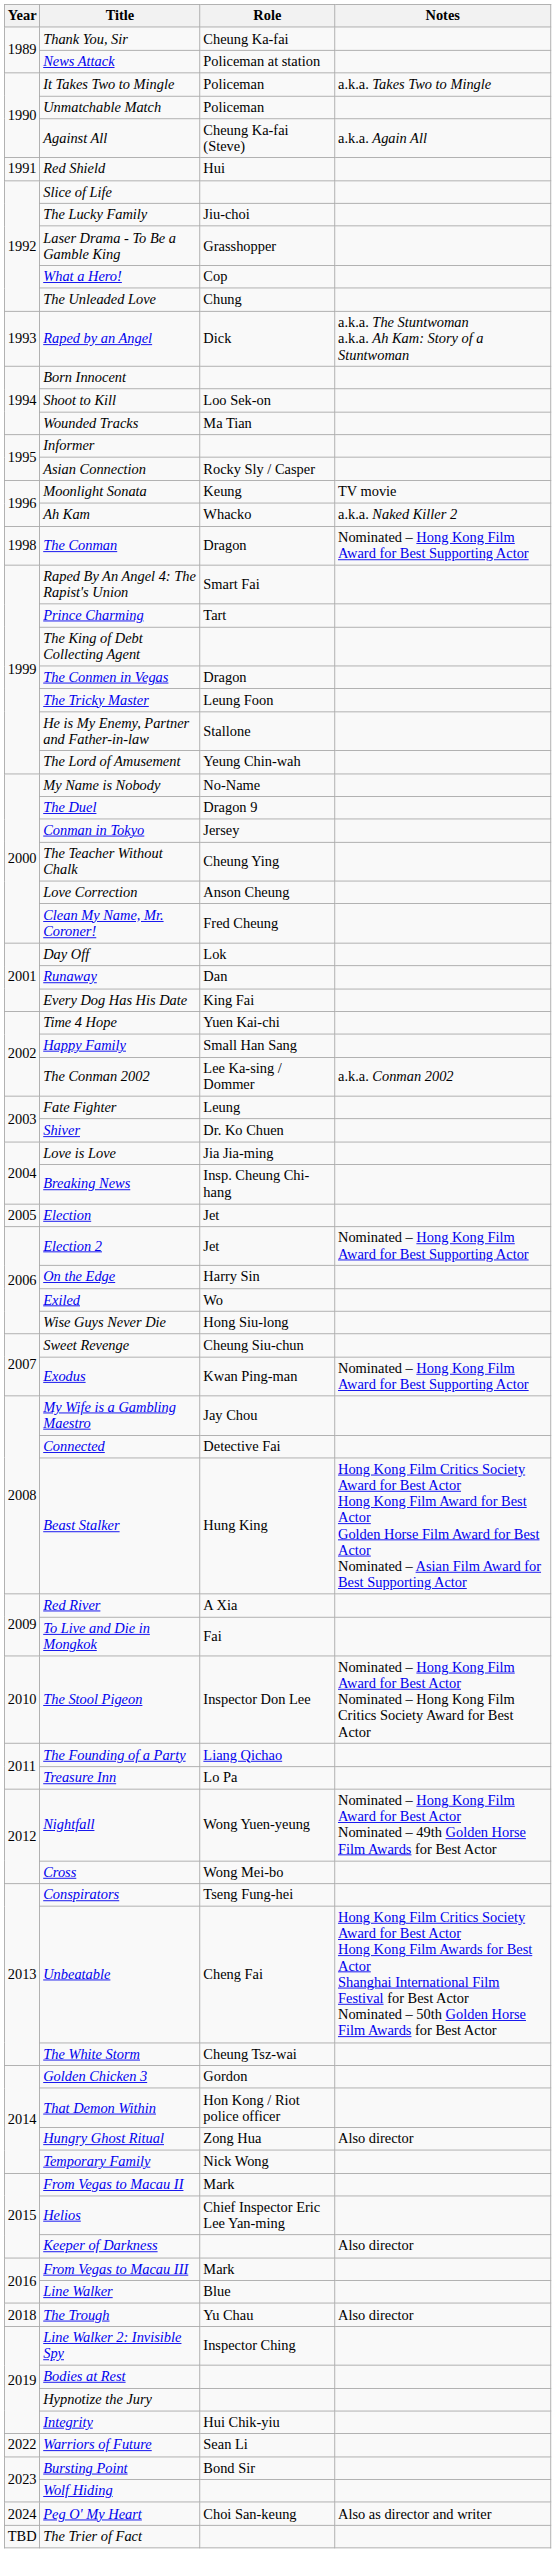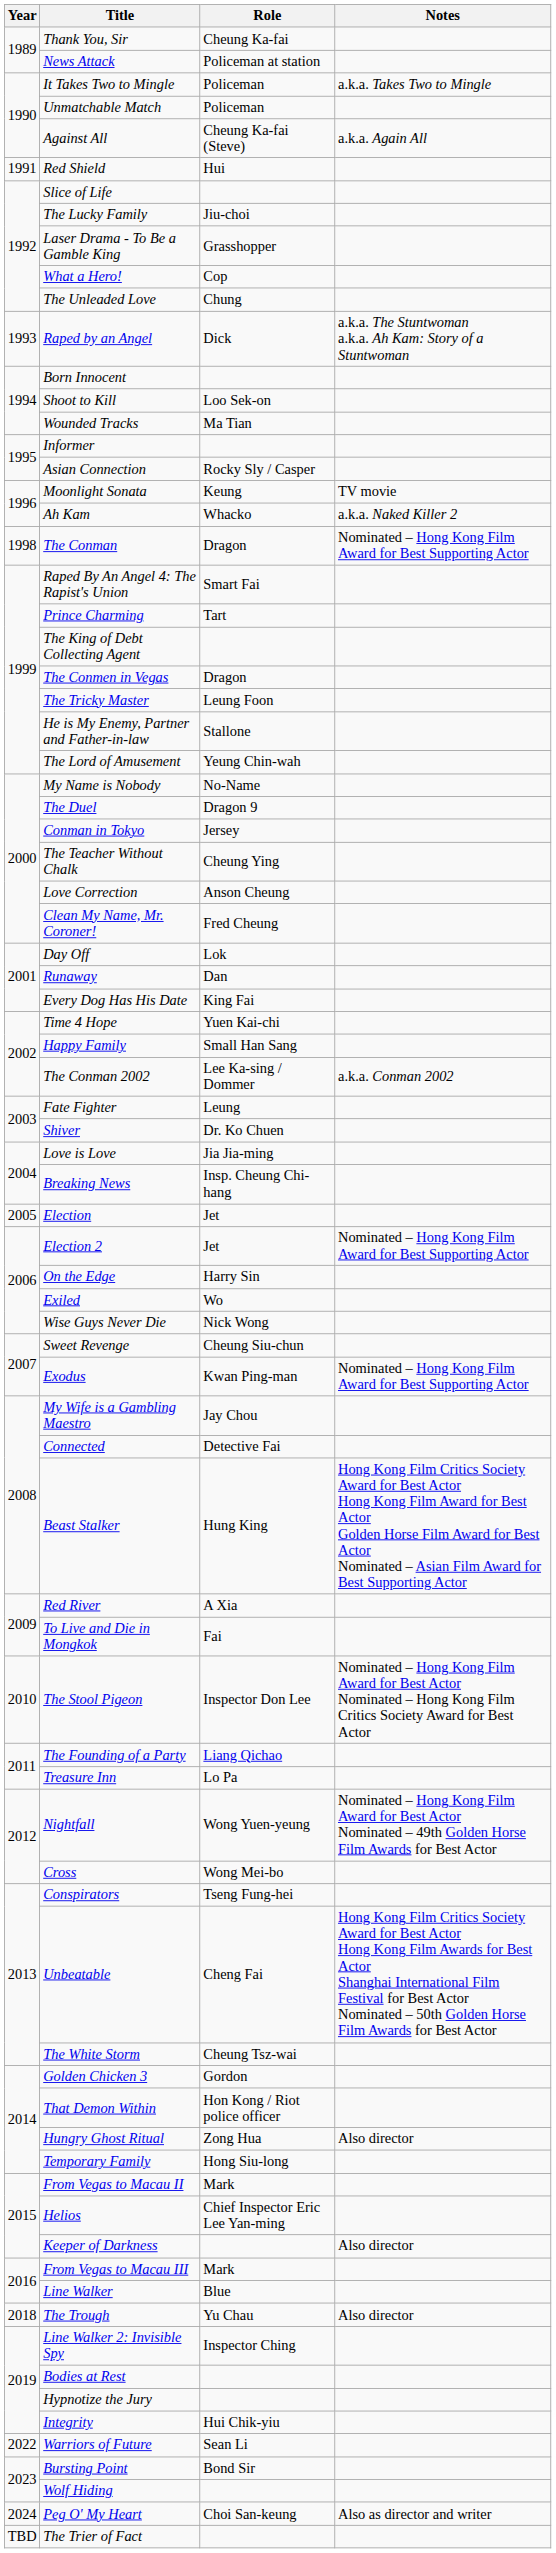(246, 1322) Hong Siu-long -> (236, 1322) Nick Wong
(236, 2161) Nick Wong -> (246, 2161) Hong Siu-long
